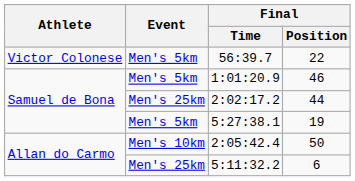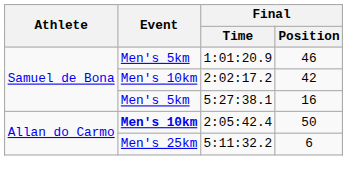- row: (245, 58)
(167, 101) Men's 25km -> (159, 79) Men's 10km
(317, 101) 44 -> (309, 79) 42
(317, 122) 19 -> (309, 101) 16
(167, 143) normal -> (159, 122) bold
